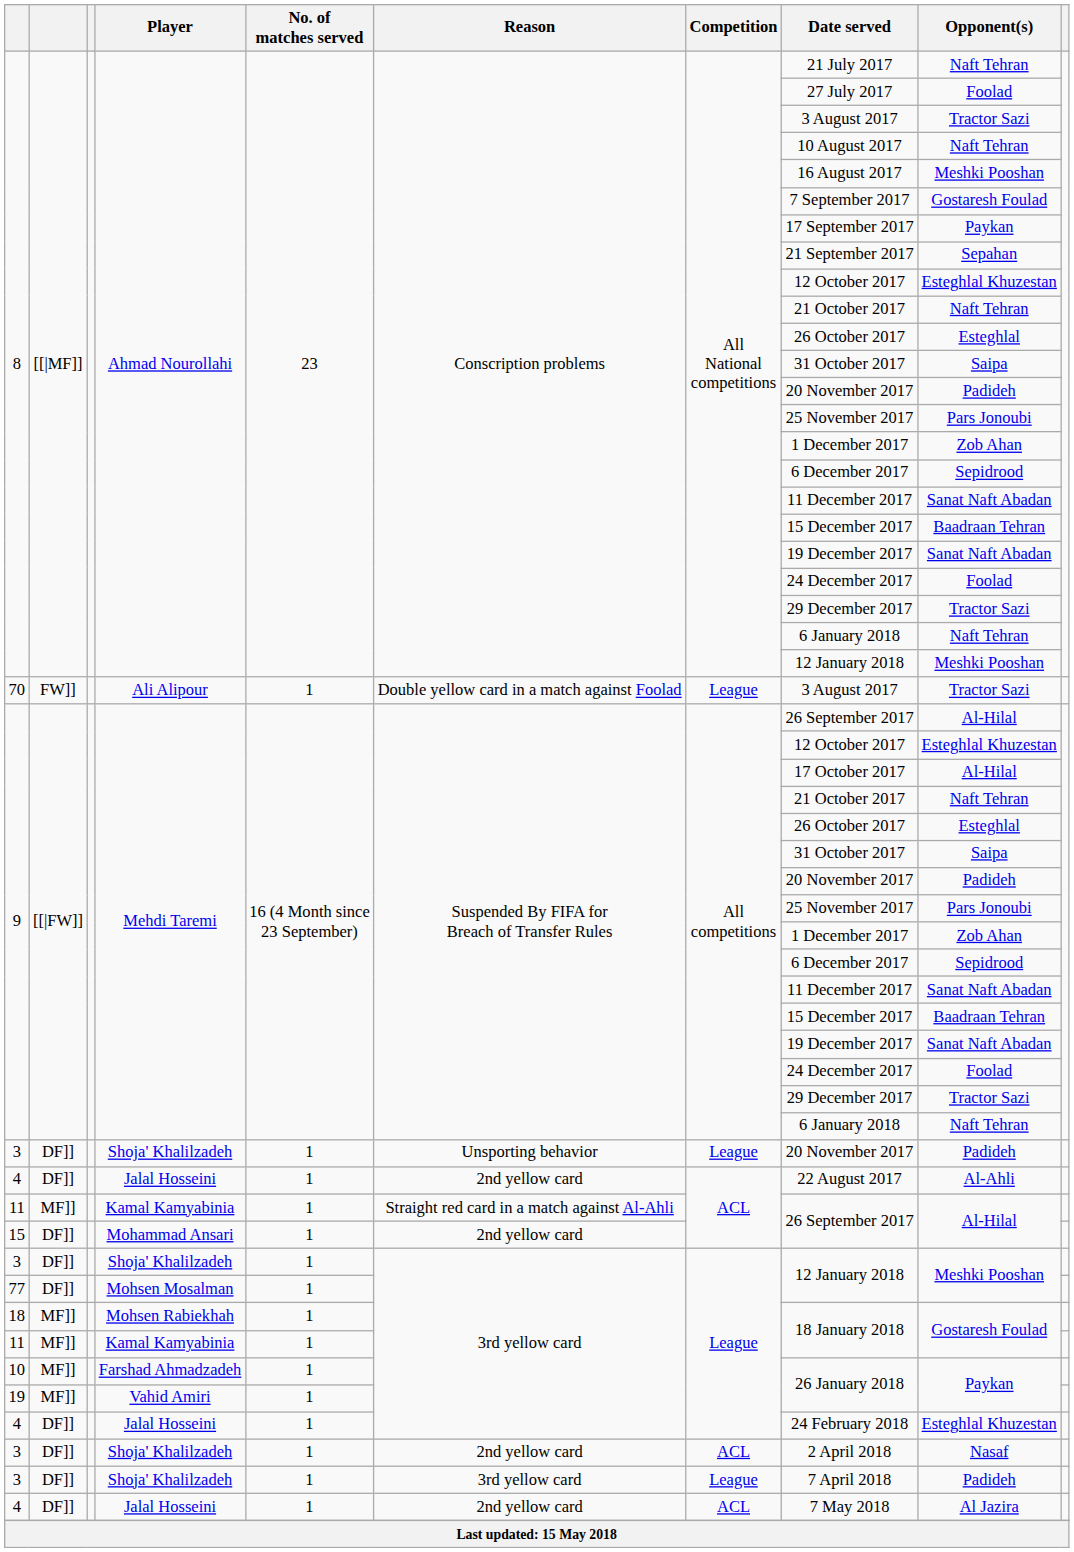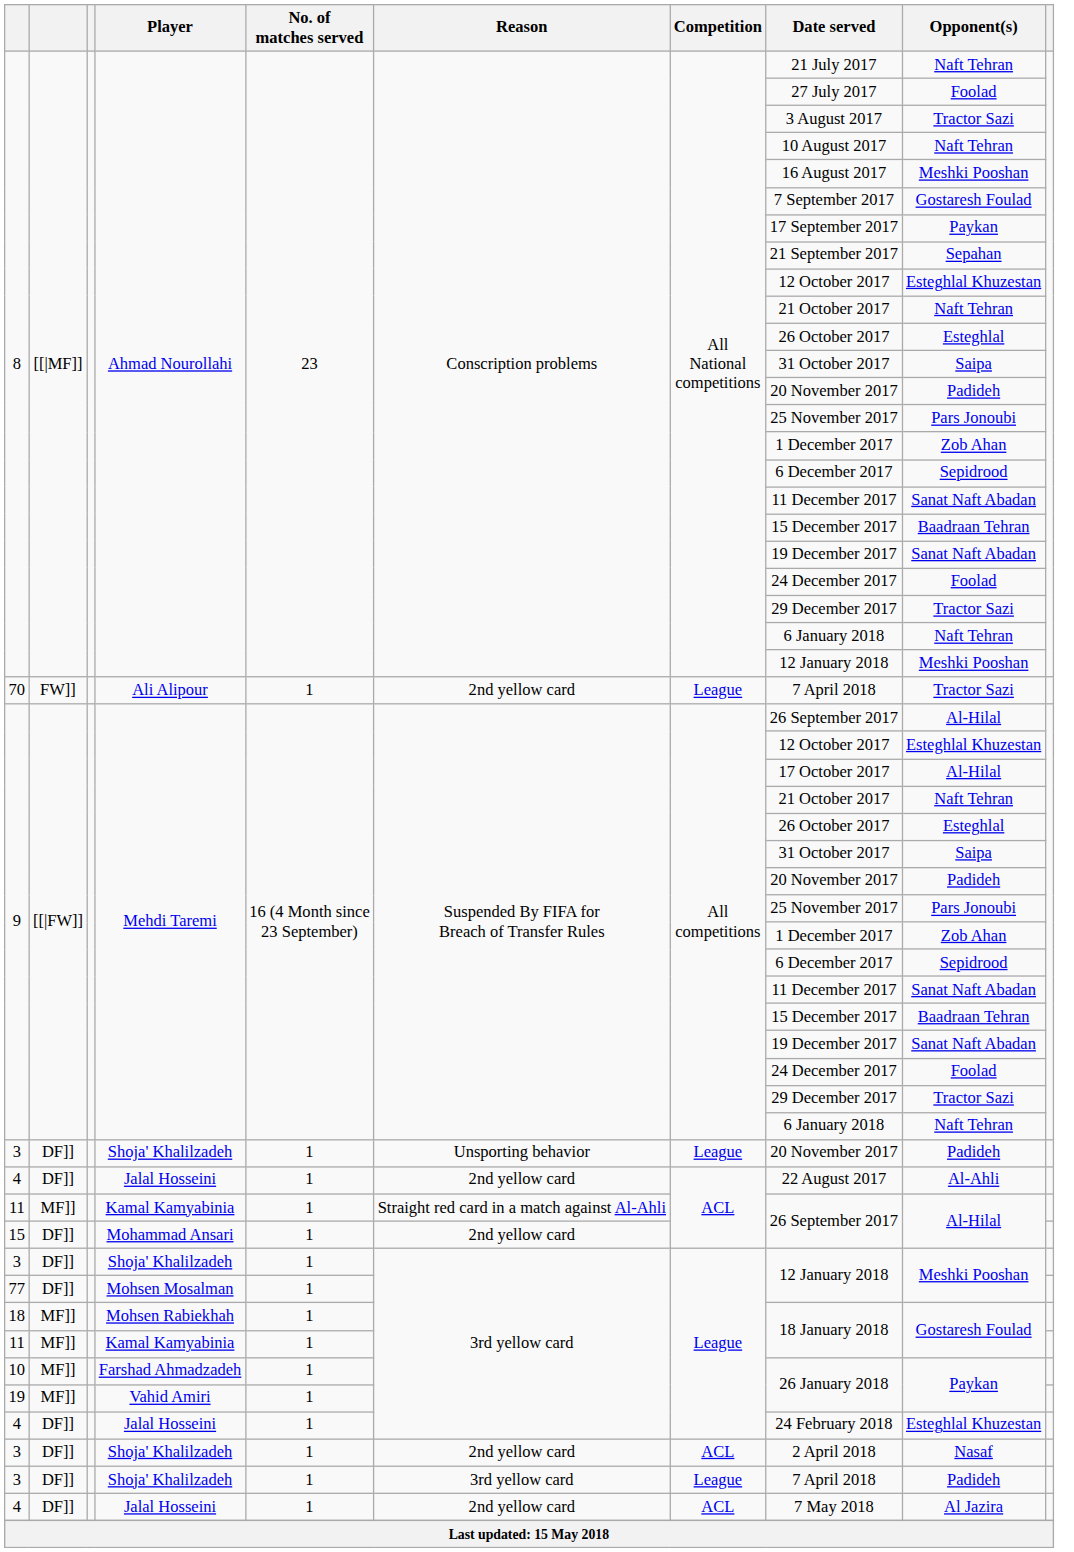(530, 690) Double yellow card in a match against Foolad -> (522, 690) 2nd yellow card
(850, 690) 3 August 2017 -> (834, 690) 7 April 2018
